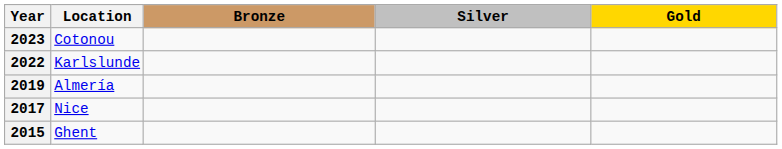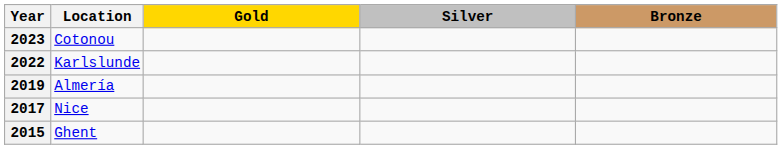columns swapped: (684, 16) <-> (259, 16)
